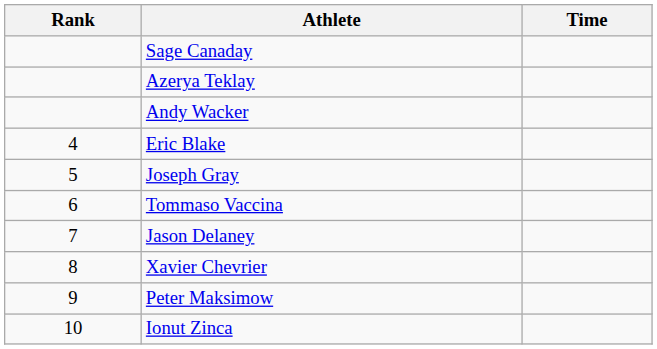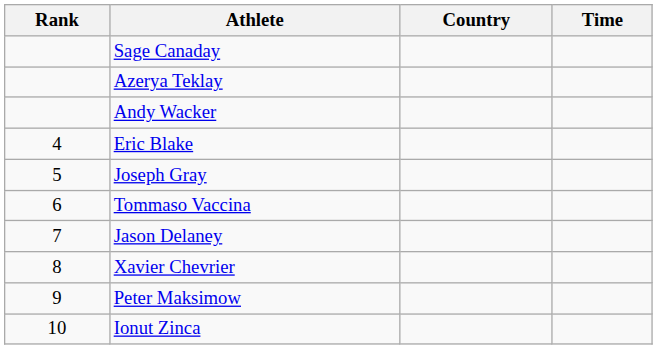+ column: (476, 20)
